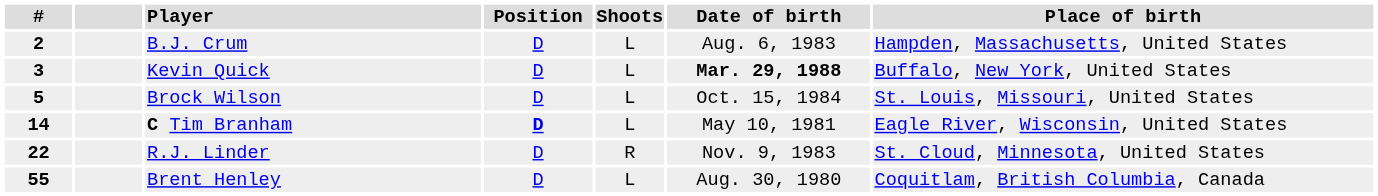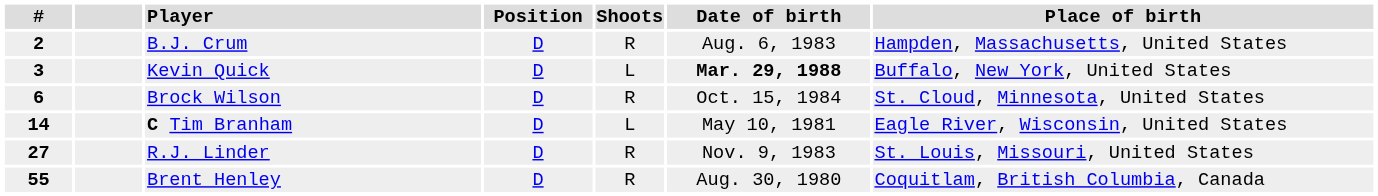(630, 44) L -> (630, 44) R
(39, 98) 5 -> (39, 98) 6
(630, 98) L -> (630, 98) R
(1064, 98) St. Louis, Missouri, United States -> (1070, 98) St. Cloud, Minnesota, United States
(538, 125) bold -> (538, 125) normal
(39, 153) 22 -> (39, 153) 27
(1070, 153) St. Cloud, Minnesota, United States -> (1064, 153) St. Louis, Missouri, United States
(630, 180) L -> (630, 180) R
